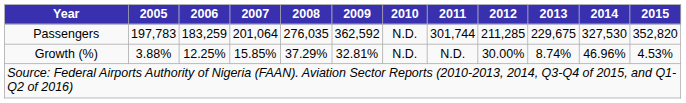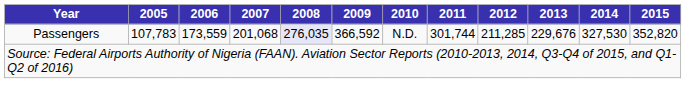(154, 34) 197,783 -> (154, 34) 107,783
(204, 34) 183,259 -> (204, 34) 173,559
(255, 34) 201,064 -> (255, 34) 201,068
(306, 34) no background -> (306, 34) lavender background
(357, 34) 362,592 -> (357, 34) 366,592
(553, 34) 229,675 -> (553, 34) 229,676
- row: (66, 53)
